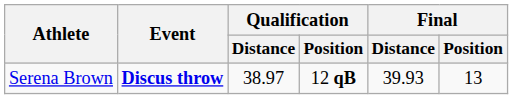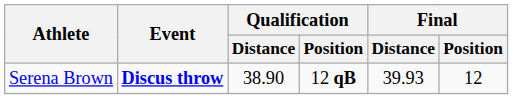(263, 78) 38.97 -> (263, 78) 38.90
(473, 78) 13 -> (473, 78) 12
